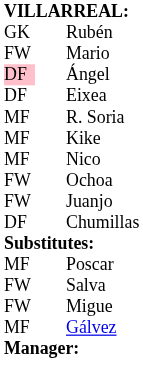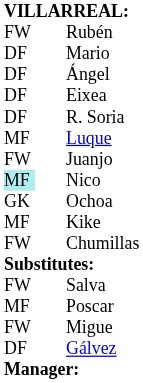(17, 32) GK -> (17, 32) FW
(17, 53) FW -> (15, 53) DF
(15, 74) pink background -> (15, 74) no background
(17, 116) MF -> (15, 116) DF
+ row: (89, 137)
rows swapped: (83, 137) <-> (89, 201)
(17, 158) no background -> (17, 180) paleturquoise background
(17, 180) FW -> (17, 201) GK
(15, 222) DF -> (17, 243) FW
rows swapped: (86, 285) <-> (90, 264)
(17, 327) MF -> (15, 348) DF
